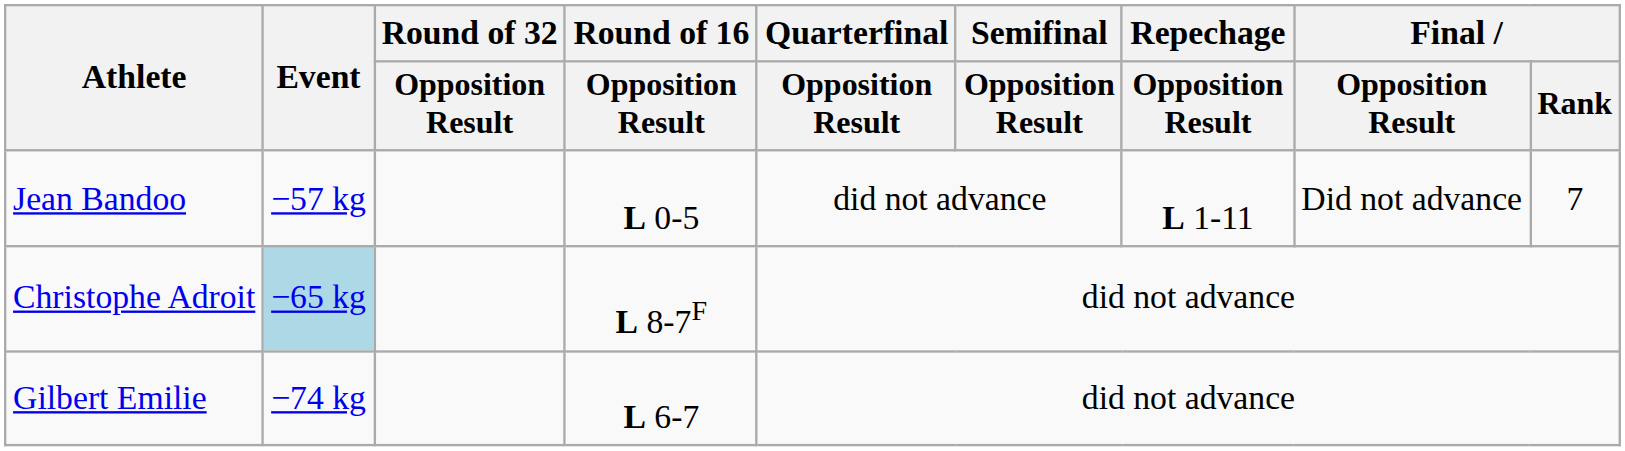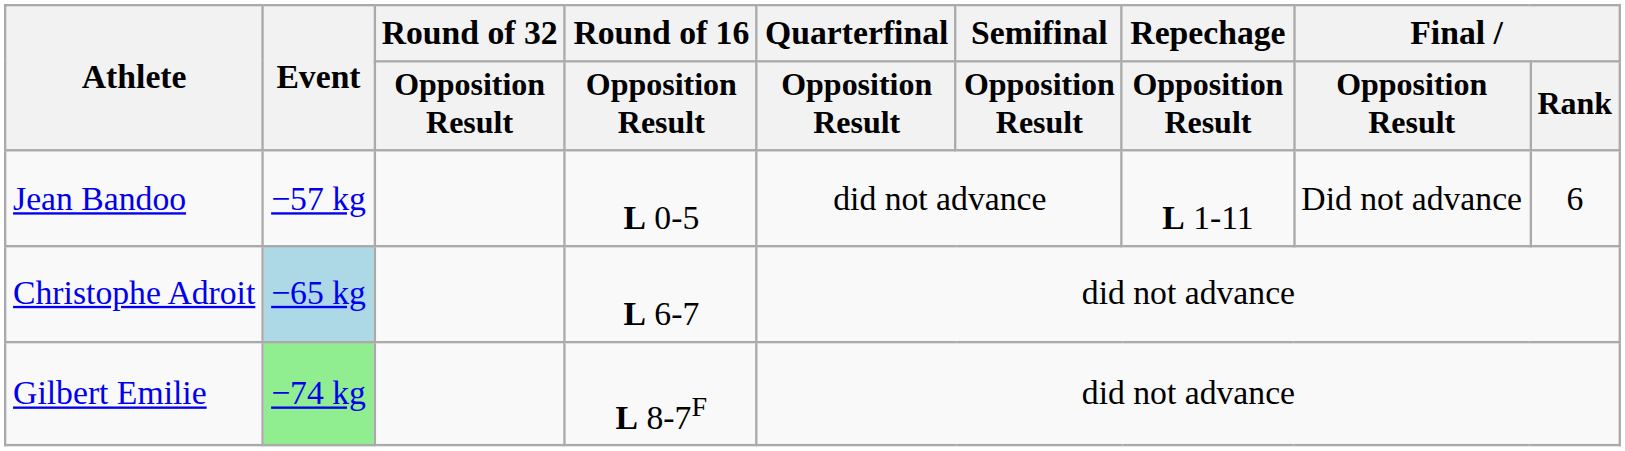(1575, 198) 7 -> (1575, 198) 6
(661, 317) L 8-7F -> (661, 313) L 6-7
(319, 397) no background -> (319, 393) lightgreen background
(661, 417) L 6-7 -> (661, 413) L 8-7F
